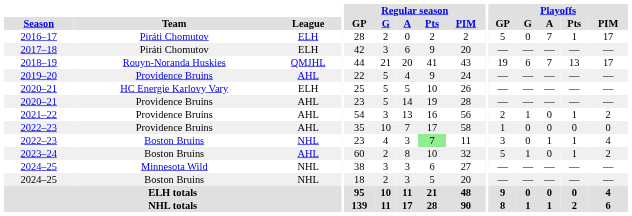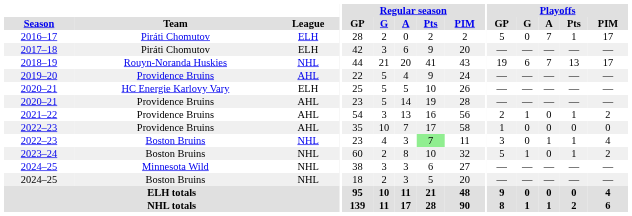(308, 62) QMJHL -> (308, 62) NHL
(308, 153) AHL -> (308, 153) NHL
